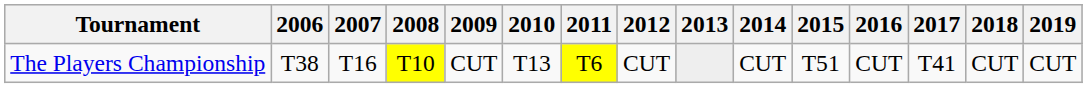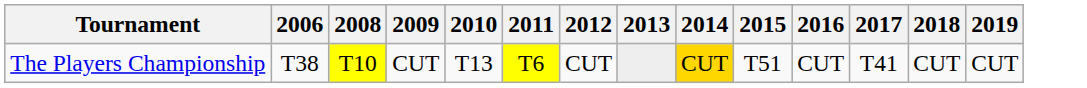- column: (358, 24)
(763, 62) no background -> (705, 62) gold background
